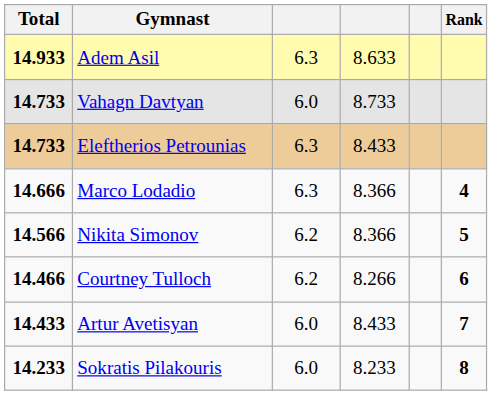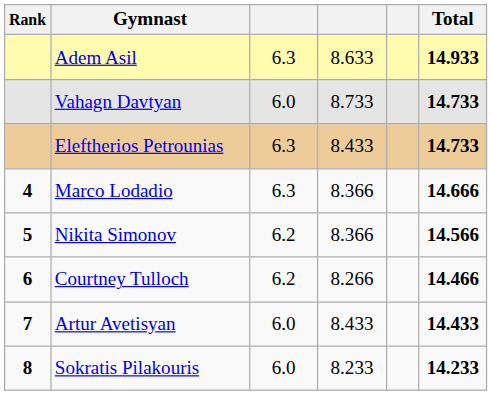columns swapped: (464, 20) <-> (39, 19)
